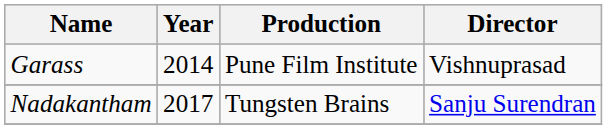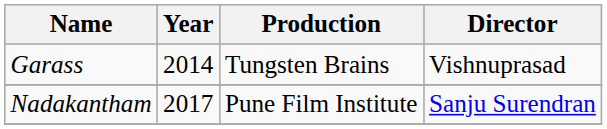(321, 64) Pune Film Institute -> (307, 64) Tungsten Brains
(307, 104) Tungsten Brains -> (321, 104) Pune Film Institute
